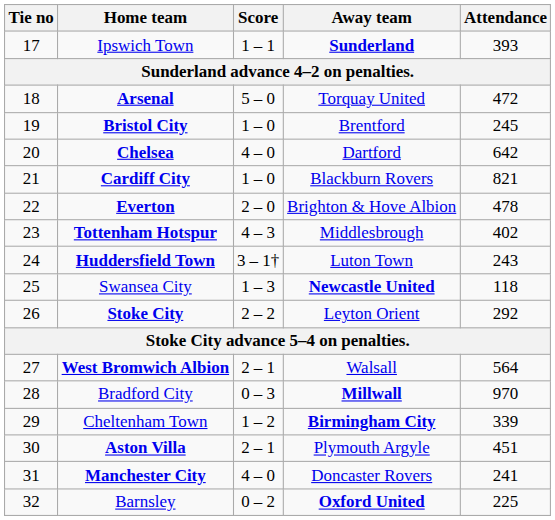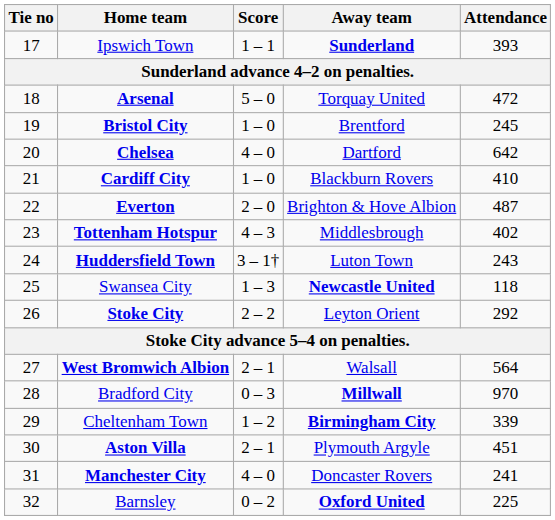(506, 179) 821 -> (506, 179) 410
(506, 206) 478 -> (506, 206) 487
